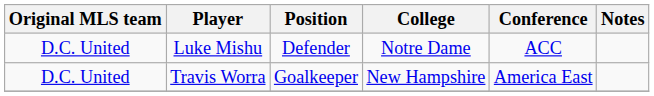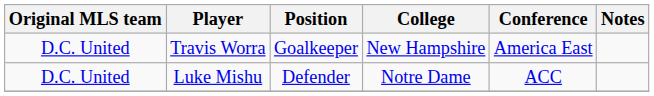rows swapped: (218, 47) <-> (218, 76)
